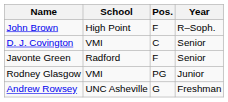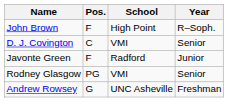columns swapped: (117, 12) <-> (163, 12)
(191, 58) Senior -> (191, 58) Junior
(191, 74) Junior -> (191, 74) Senior
